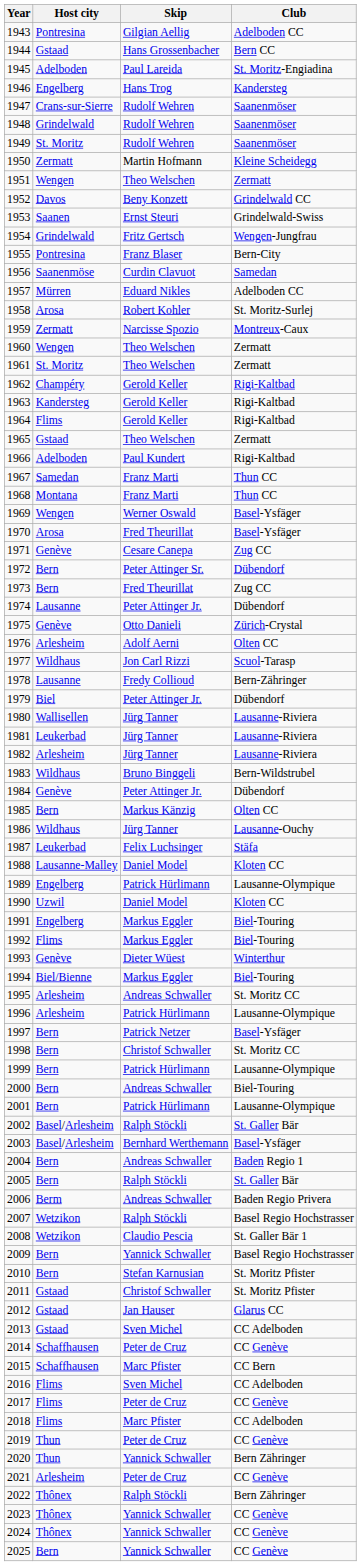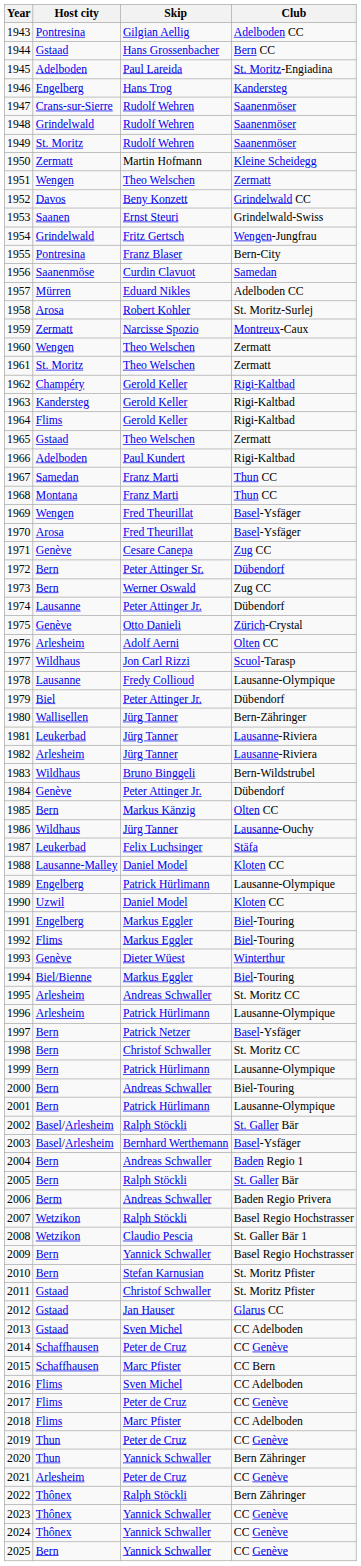(159, 513) Werner Oswald -> (158, 513) Fred Theurillat
(158, 587) Fred Theurillat -> (159, 587) Werner Oswald
(270, 680) Bern-Zähringer -> (284, 680) Lausanne-Olympique
(275, 717) Lausanne-Riviera -> (270, 717) Bern-Zähringer
